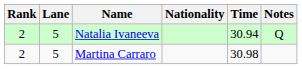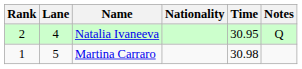(56, 34) 5 -> (56, 34) 4
(244, 34) 30.94 -> (244, 34) 30.95
(22, 53) 2 -> (22, 53) 1
